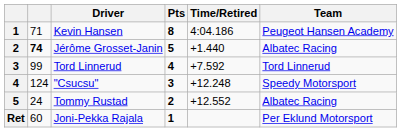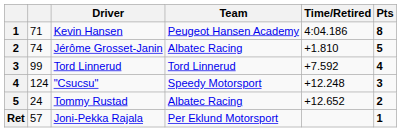columns swapped: (328, 13) <-> (176, 13)
(36, 48) bold -> (36, 48) normal
(207, 48) +1.440 -> (321, 48) +1.810
(210, 101) +12.552 -> (324, 101) +12.652
(36, 119) 60 -> (36, 119) 57
